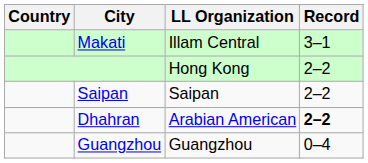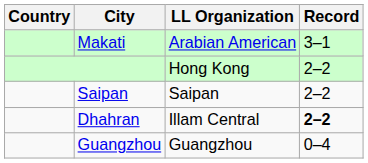(214, 42) Illam Central -> (232, 42) Arabian American
(232, 119) Arabian American -> (214, 119) Illam Central
